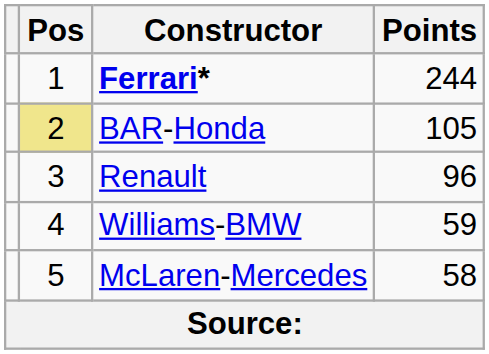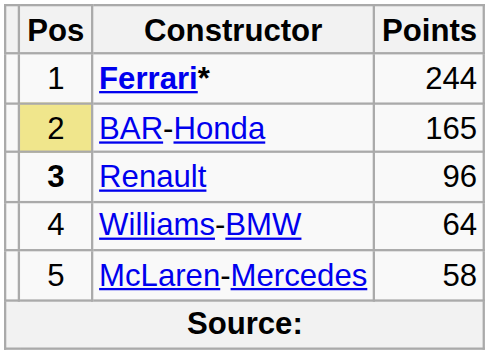(451, 127) 105 -> (451, 127) 165
(56, 177) normal -> (56, 177) bold
(460, 226) 59 -> (460, 226) 64
